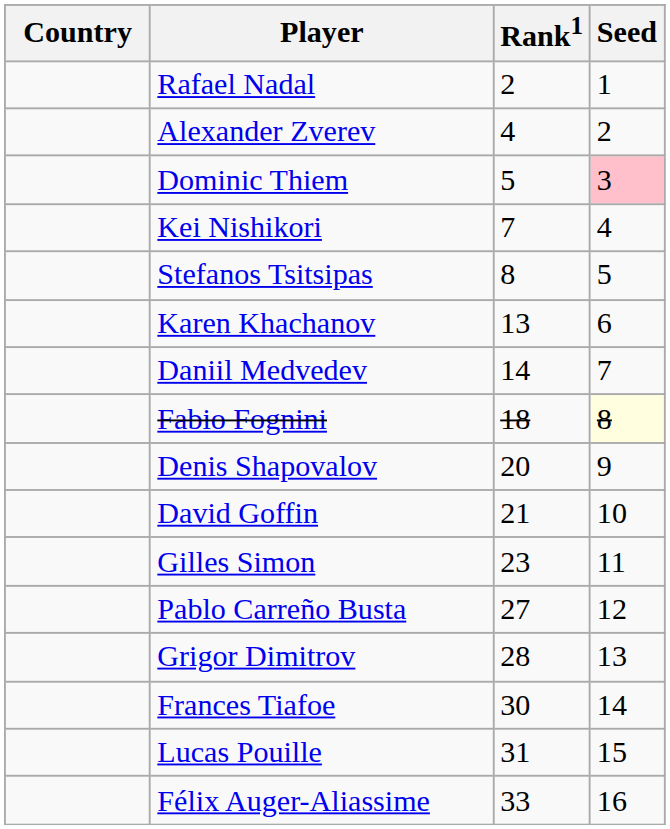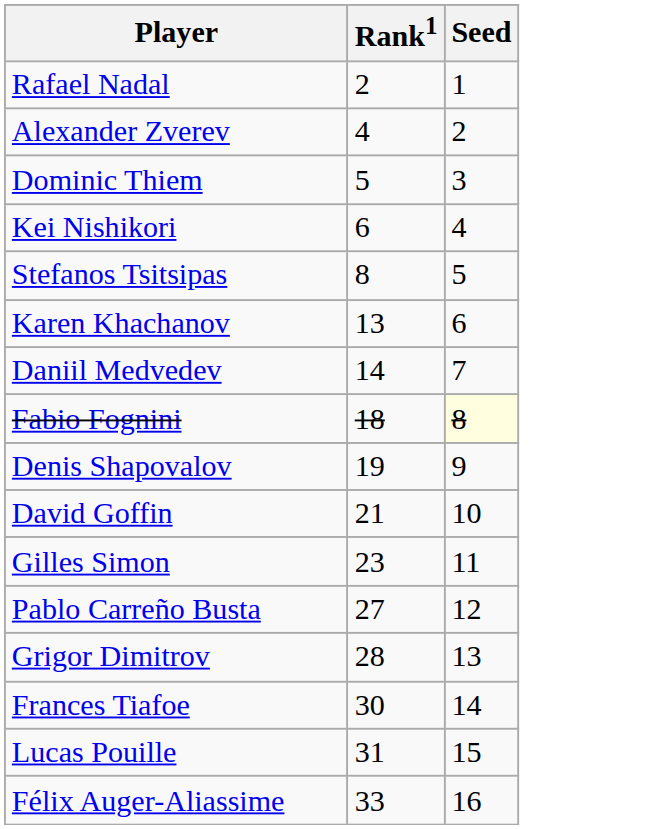- column: (78, 32)
(604, 179) pink background -> (459, 179) no background
(508, 227) 7 -> (362, 227) 6
(515, 465) 20 -> (370, 465) 19
